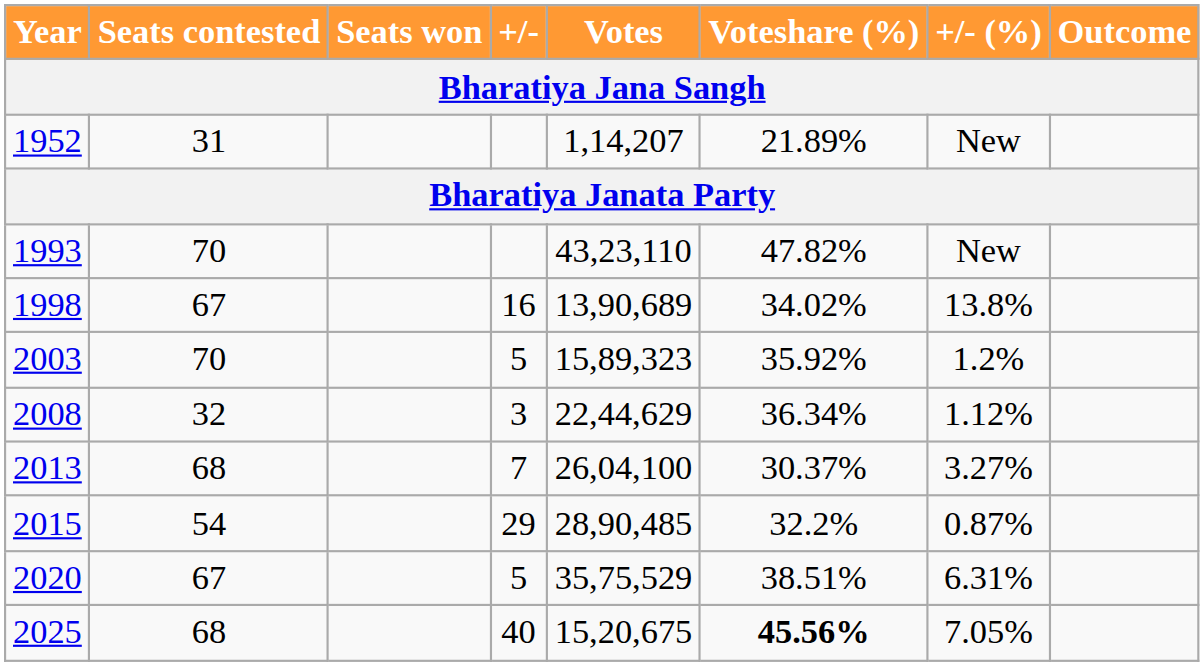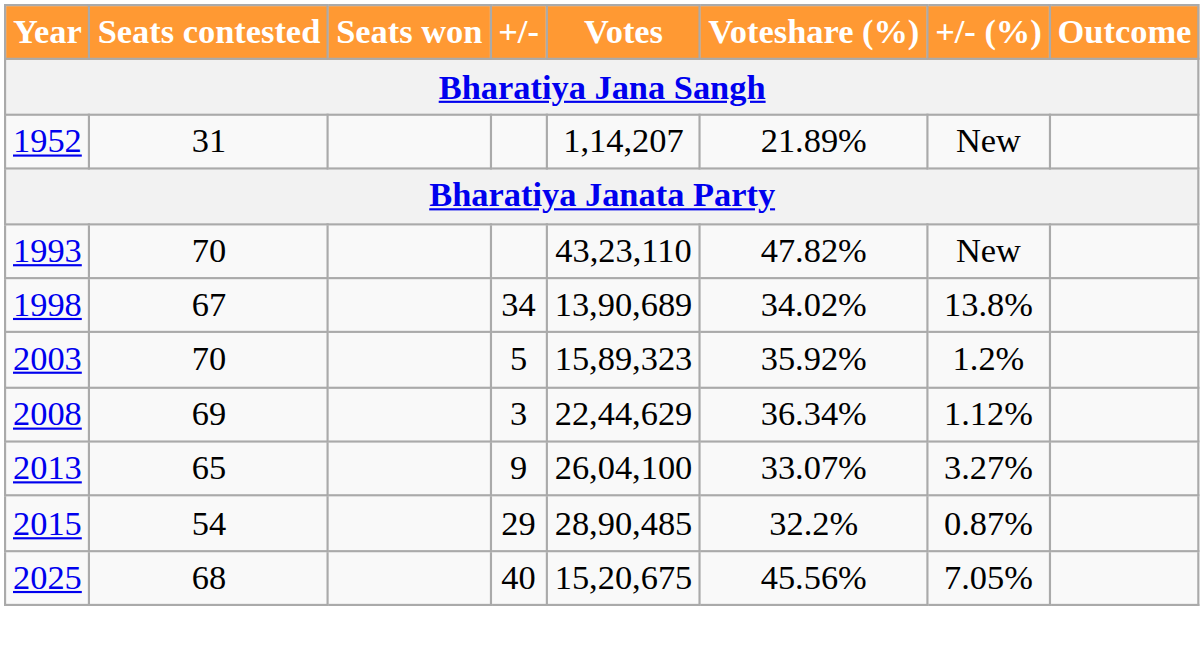(519, 304) 16 -> (519, 304) 34
(209, 413) 32 -> (209, 413) 69
(209, 468) 68 -> (209, 468) 65
(519, 468) 7 -> (519, 468) 9
(814, 468) 30.37% -> (814, 468) 33.07%
- row: (47, 577)
(814, 631) bold -> (814, 577) normal
